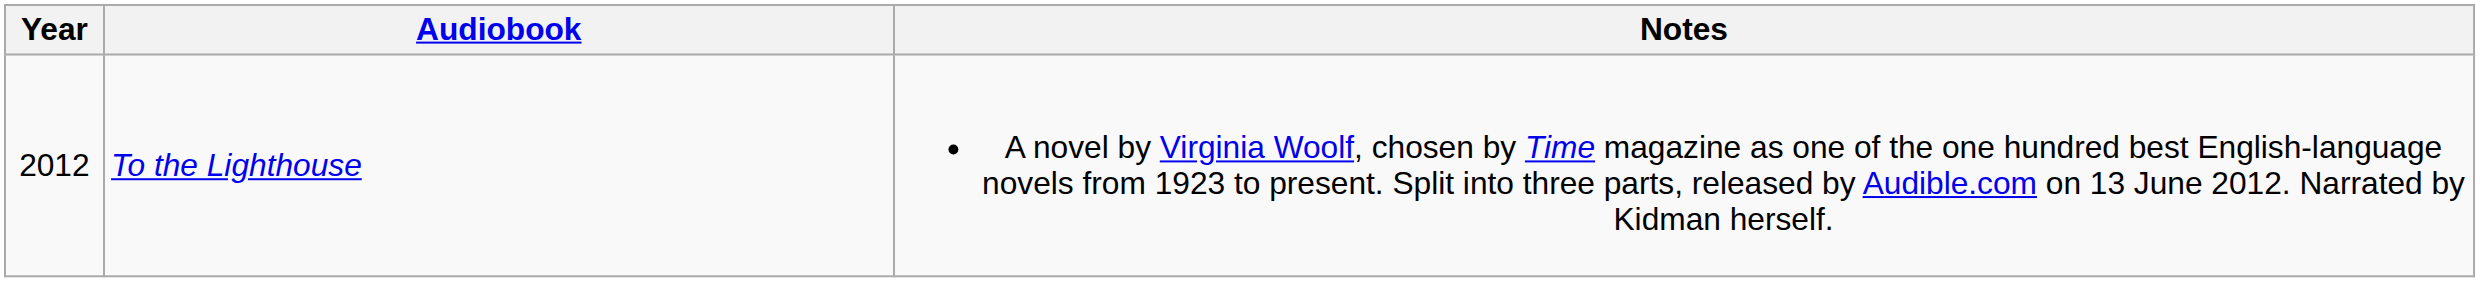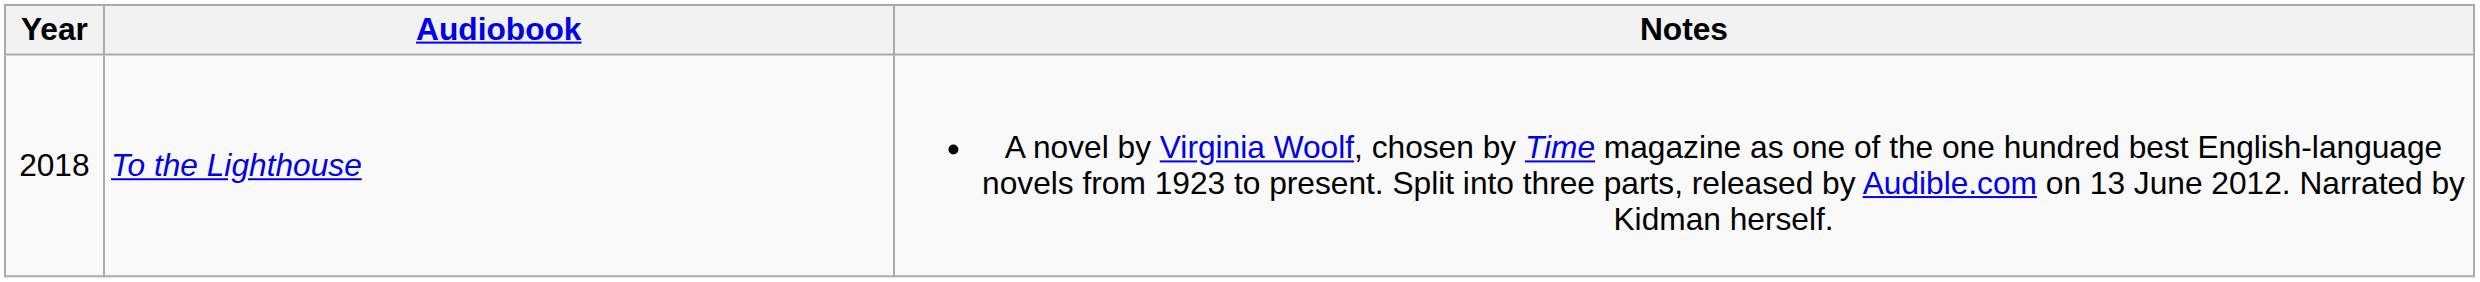(54, 165) 2012 -> (54, 165) 2018
